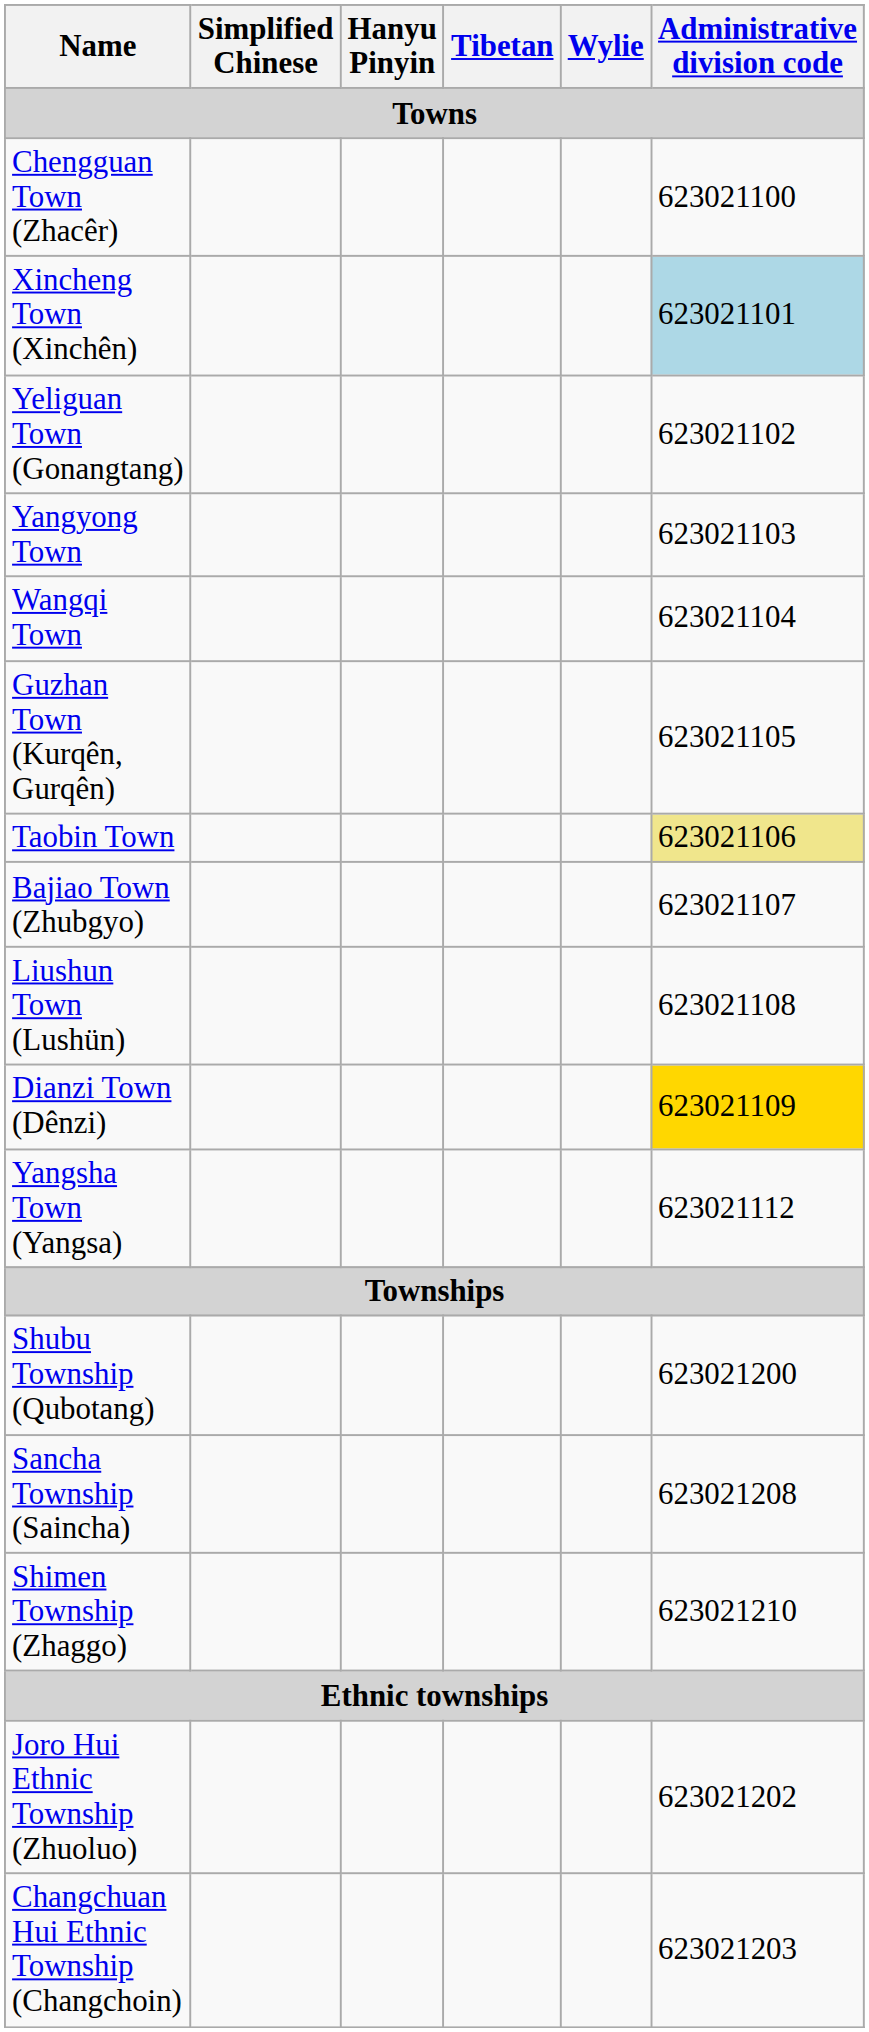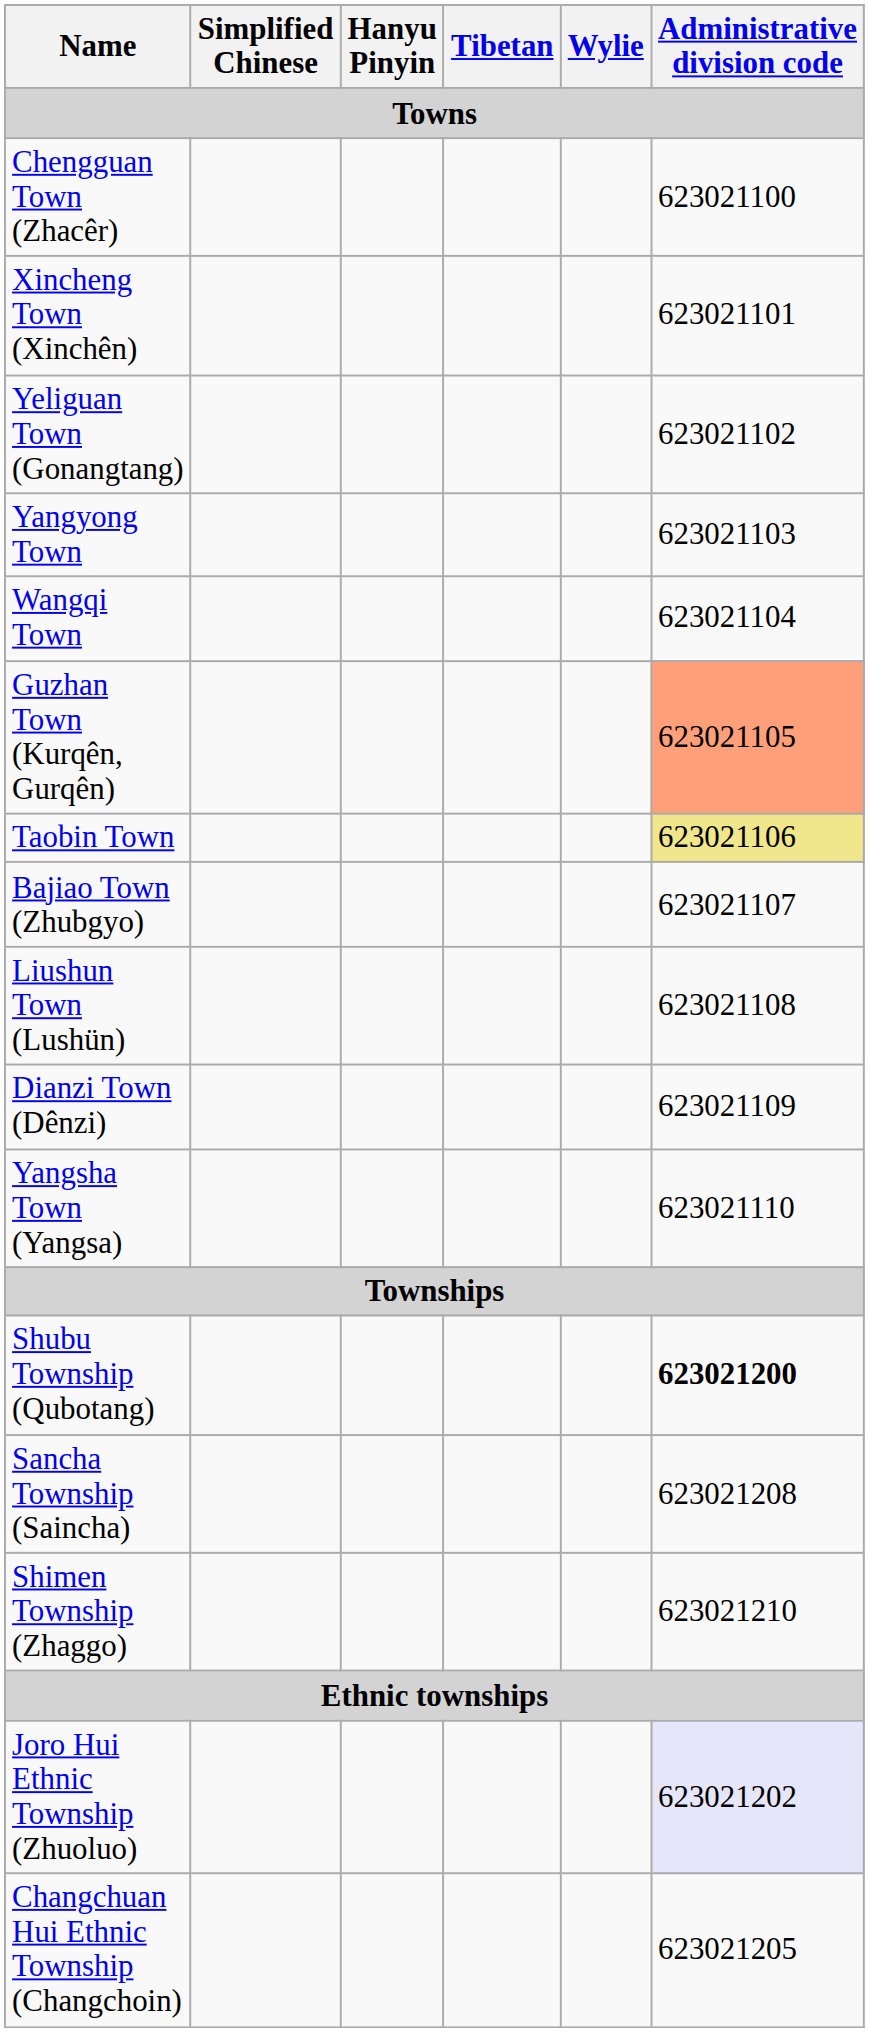(727, 314) lightblue background -> (727, 314) no background
(727, 736) no background -> (727, 736) lightsalmon background
(727, 1106) gold background -> (727, 1106) no background
(726, 1207) 623021112 -> (726, 1207) 623021110
(728, 1374) normal -> (728, 1374) bold
(728, 1796) no background -> (728, 1796) lavender background
(728, 1949) 623021203 -> (728, 1949) 623021205
